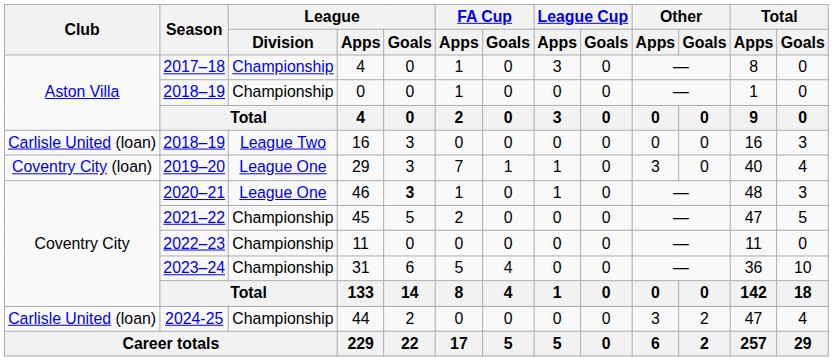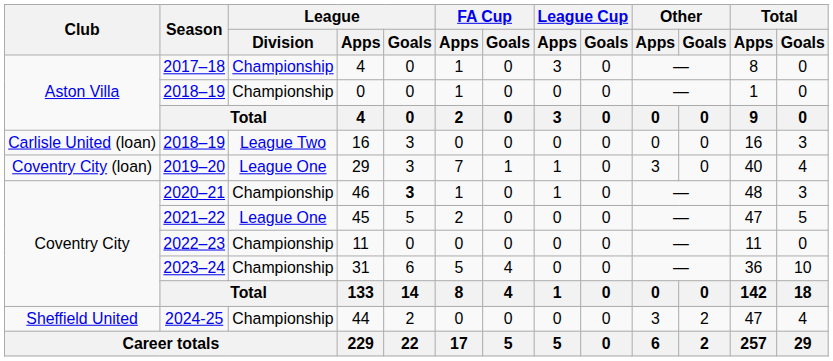(283, 192) League One -> (283, 192) Championship
(283, 218) Championship -> (283, 218) League One
(82, 318) Carlisle United (loan) -> (82, 318) Sheffield United
